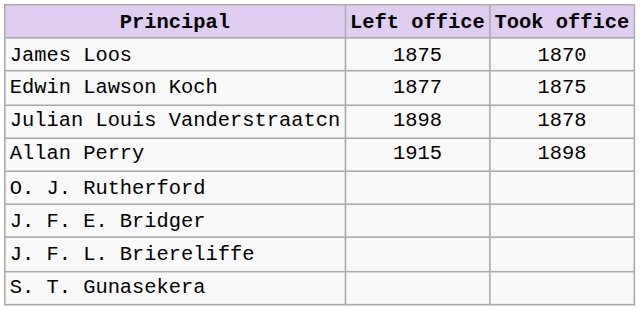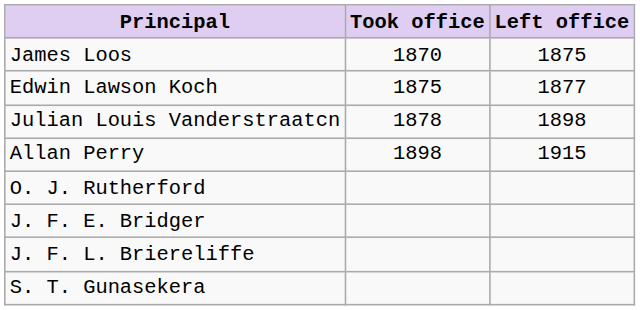columns swapped: (562, 21) <-> (417, 21)
